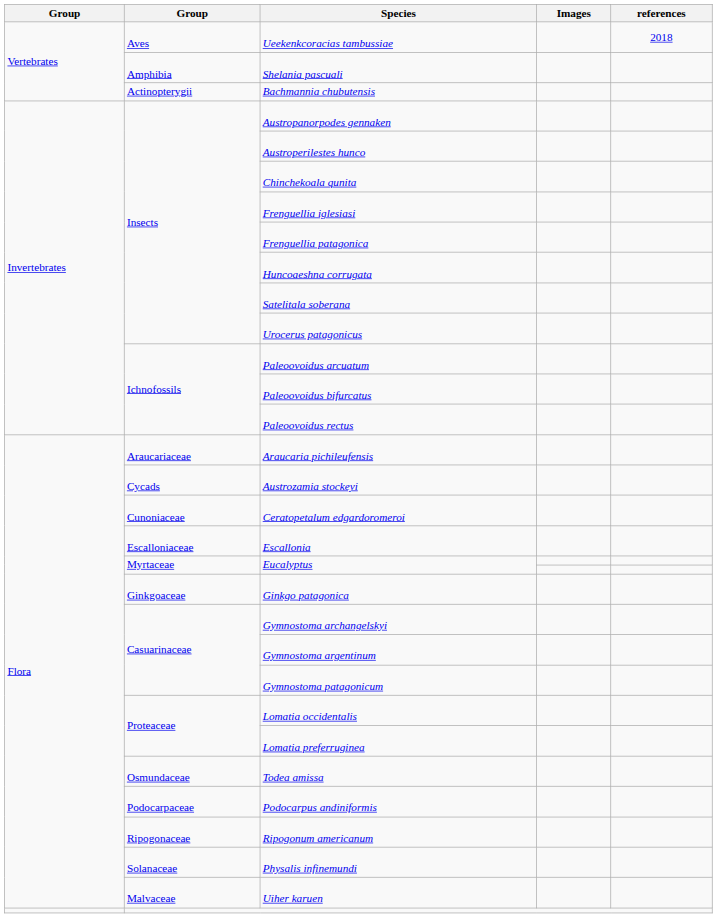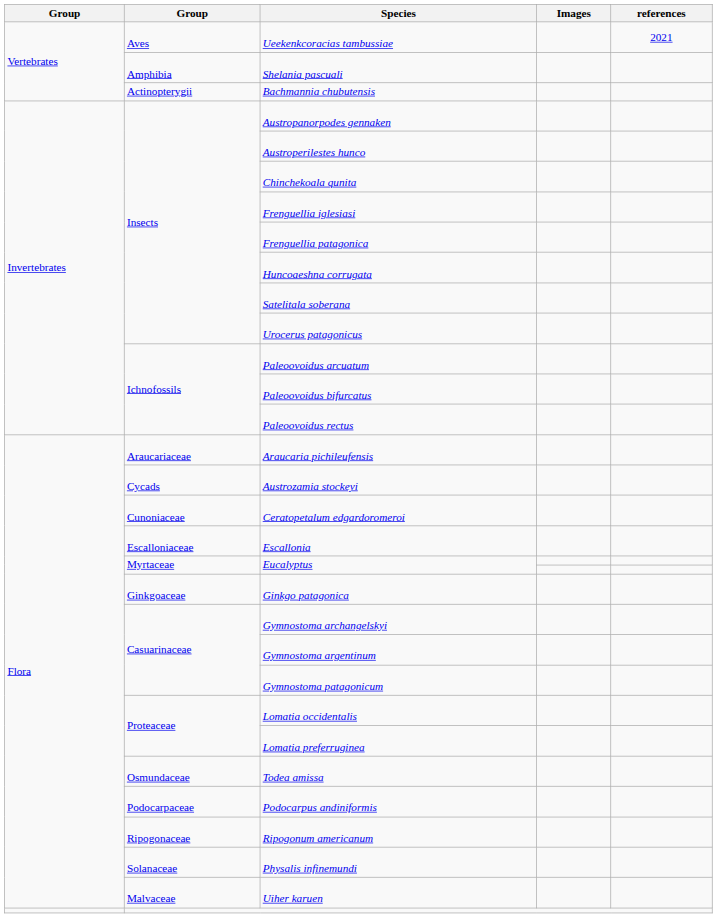(661, 37) 2018 -> (661, 37) 2021
